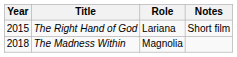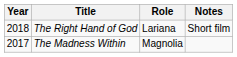(18, 28) 2015 -> (18, 28) 2018
(18, 44) 2018 -> (18, 44) 2017
